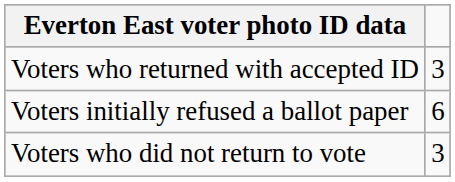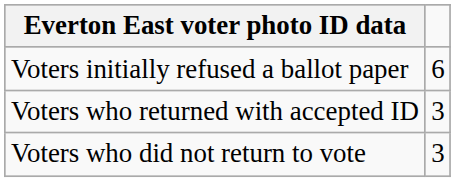rows swapped: (210, 111) <-> (215, 68)
